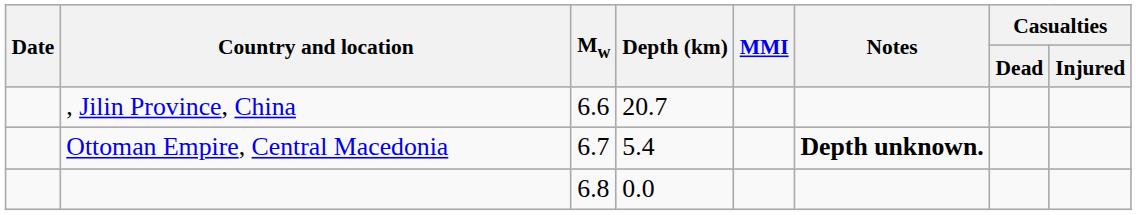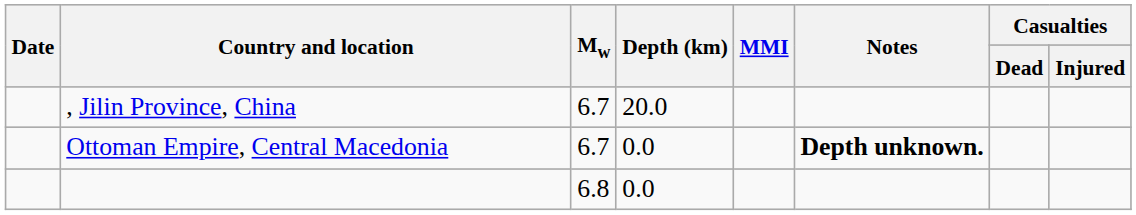(593, 106) 6.6 -> (593, 106) 6.7
(645, 106) 20.7 -> (645, 106) 20.0
(638, 147) 5.4 -> (638, 147) 0.0
